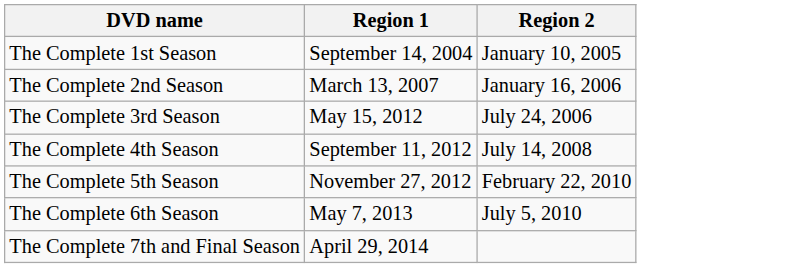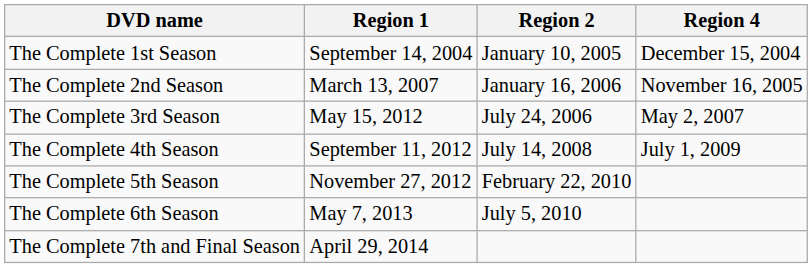+ column: (722, 20)
